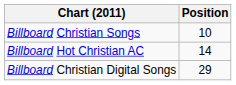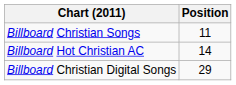(205, 32) 10 -> (205, 32) 11
